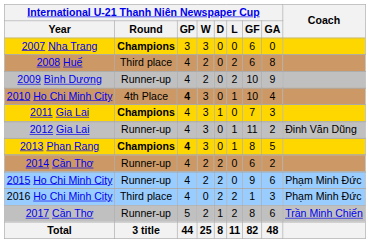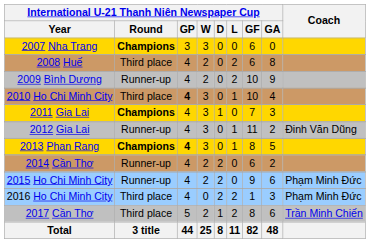(146, 96) 4th Place -> (146, 96) Third place
(146, 213) Runner-up -> (146, 213) Third place
